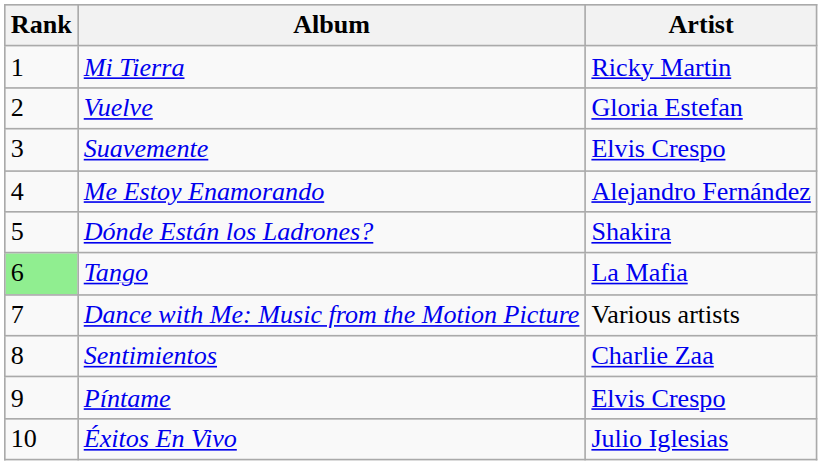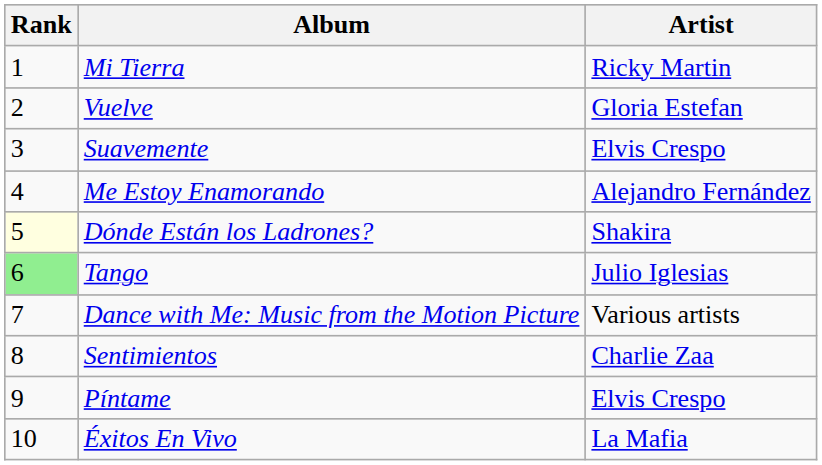(17, 231) no background -> (17, 231) lightyellow background
(640, 273) La Mafia -> (660, 273) Julio Iglesias
(660, 438) Julio Iglesias -> (640, 438) La Mafia
